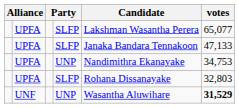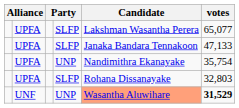(218, 62) 34,753 -> (218, 62) 35,754
(127, 95) no background -> (127, 95) lightsalmon background
